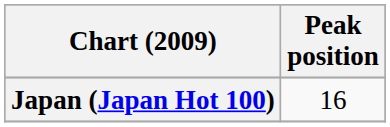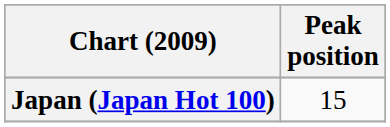(333, 99) 16 -> (333, 99) 15
